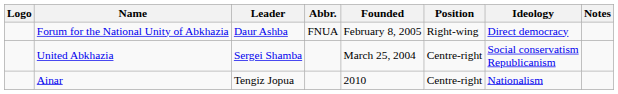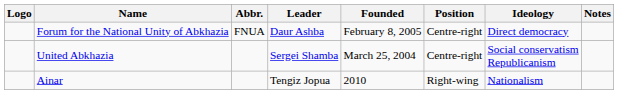columns swapped: (323, 13) <-> (268, 13)
(453, 31) Right-wing -> (454, 31) Centre-right
(454, 80) Centre-right -> (453, 80) Right-wing
